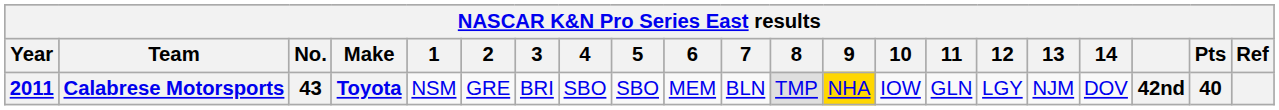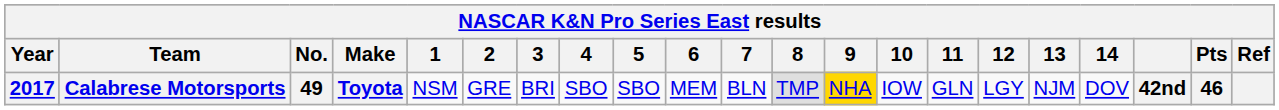(32, 88) 2011 -> (32, 88) 2017
(311, 88) 43 -> (312, 88) 49
(1211, 88) 40 -> (1212, 88) 46
